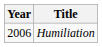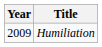(19, 33) 2006 -> (19, 33) 2009
